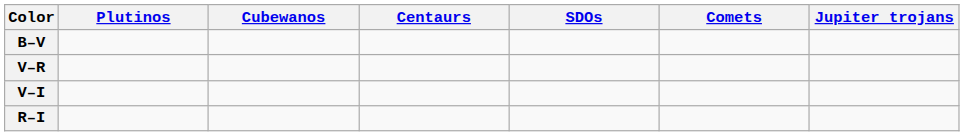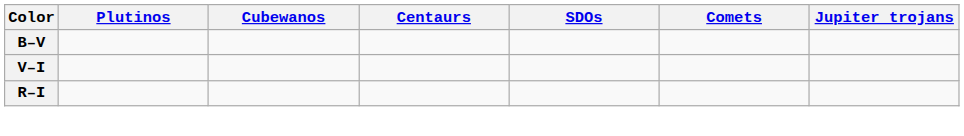- row: (31, 68)
